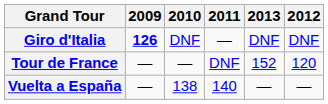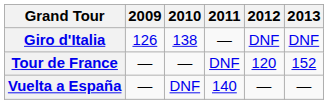columns swapped: (304, 16) <-> (264, 16)
(145, 39) bold -> (145, 39) normal
(185, 39) DNF -> (185, 39) 138
(185, 87) 138 -> (185, 87) DNF
